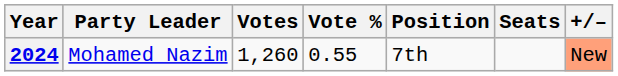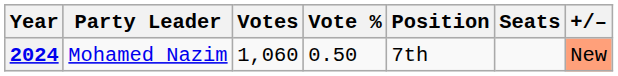(268, 55) 1,260 -> (268, 55) 1,060
(333, 55) 0.55 -> (333, 55) 0.50
